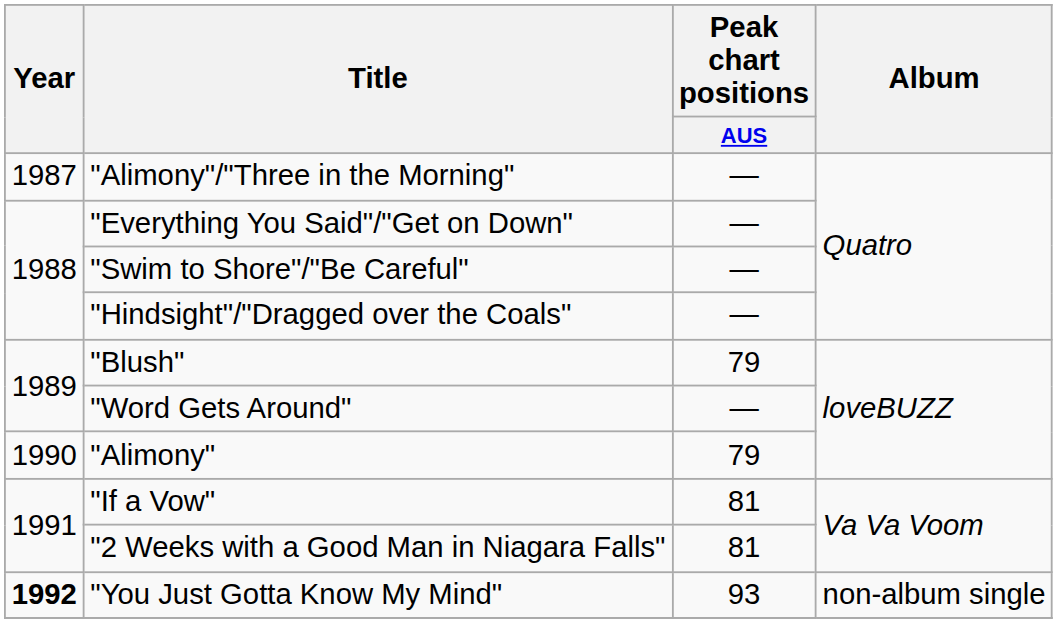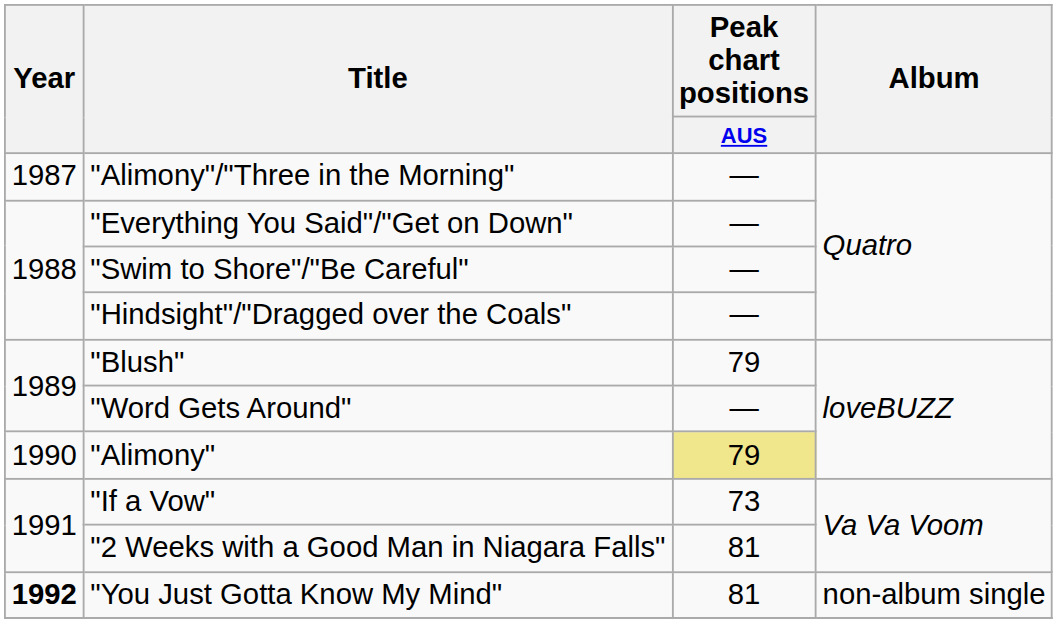(744, 454) no background -> (744, 454) khaki background
(744, 501) 81 -> (744, 501) 73
(744, 594) 93 -> (744, 594) 81
